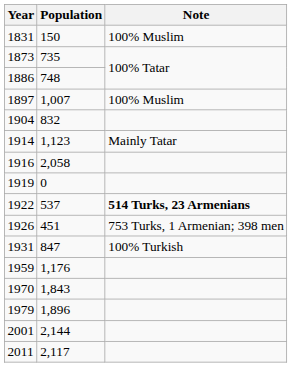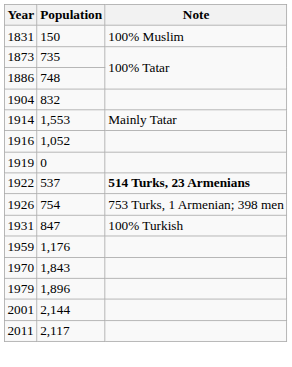- row: (21, 99)
(55, 141) 1,123 -> (55, 120) 1,553
(55, 162) 2,058 -> (55, 141) 1,052
(50, 225) 451 -> (50, 204) 754
